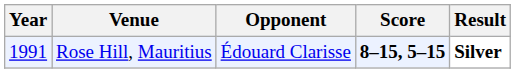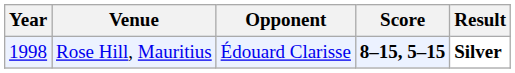(28, 51) 1991 -> (28, 51) 1998
